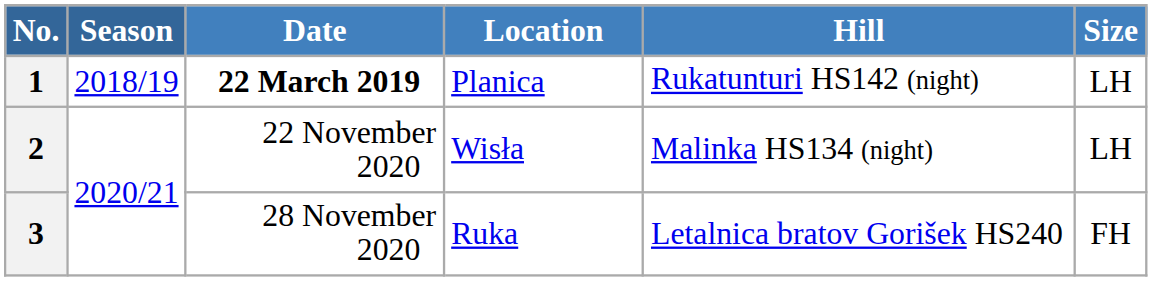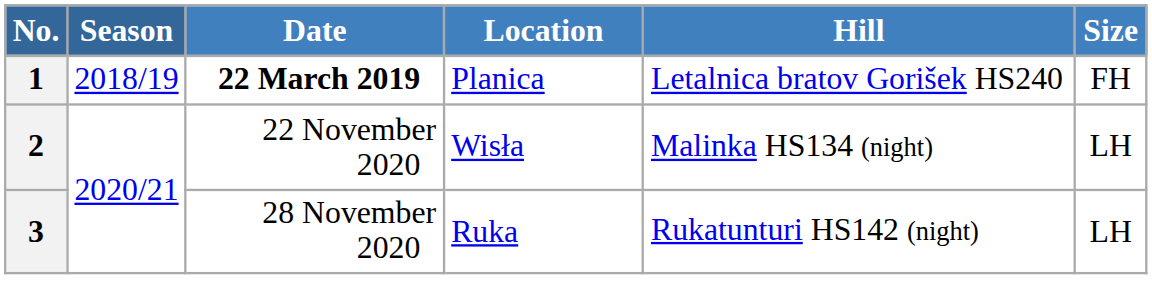(815, 79) Rukatunturi HS142 (night) -> (857, 79) Letalnica bratov Gorišek HS240
(1111, 81) LH -> (1111, 79) FH
(857, 233) Letalnica bratov Gorišek HS240 -> (815, 230) Rukatunturi HS142 (night)
(1111, 233) FH -> (1111, 231) LH
